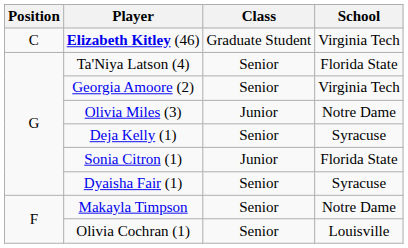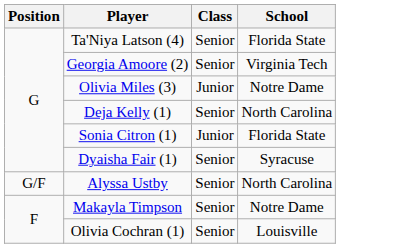- row: (133, 40)
(359, 135) Syracuse -> (287, 111) North Carolina
+ row: (128, 183)
